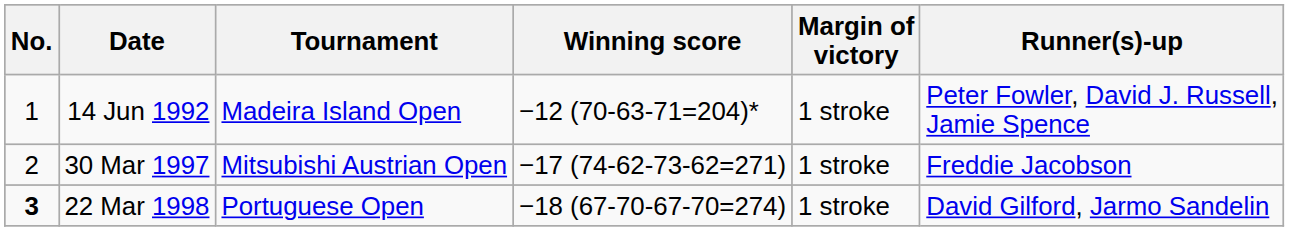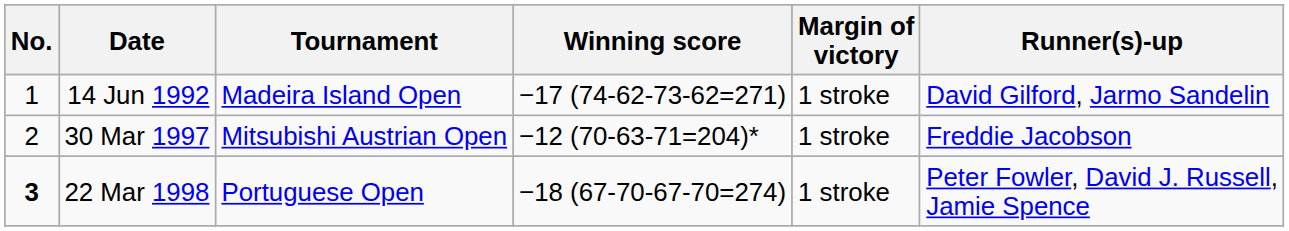(639, 110) −12 (70-63-71=204)* -> (653, 95) −17 (74-62-73-62=271)
(1102, 110) Peter Fowler, David J. Russell, Jamie Spence -> (1098, 95) David Gilford, Jarmo Sandelin
(653, 165) −17 (74-62-73-62=271) -> (639, 136) −12 (70-63-71=204)*
(1098, 206) David Gilford, Jarmo Sandelin -> (1102, 192) Peter Fowler, David J. Russell, Jamie Spence
